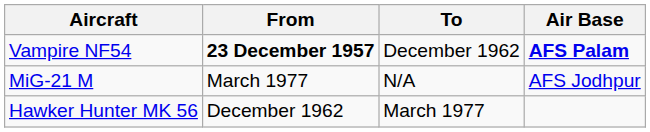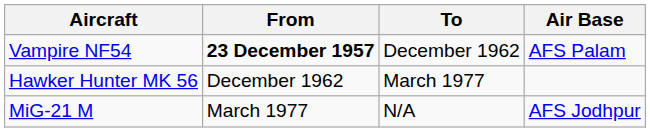(579, 50) bold -> (577, 50) normal
rows swapped: (103, 111) <-> (51, 80)
